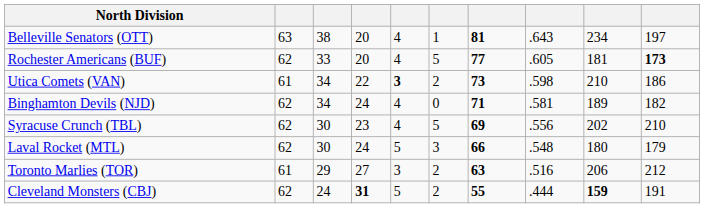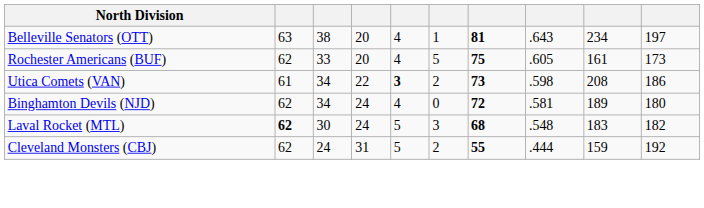(478, 59) 77 -> (478, 59) 75
(597, 59) 181 -> (597, 59) 161
(655, 59) bold -> (655, 59) normal
(597, 81) 210 -> (597, 81) 208
(478, 103) 71 -> (478, 103) 72
(655, 103) 182 -> (655, 103) 180
- row: (75, 125)
(285, 147) normal -> (285, 125) bold
(478, 147) 66 -> (478, 125) 68
(597, 147) 180 -> (597, 125) 183
(655, 147) 179 -> (655, 125) 182
- row: (73, 170)
(362, 192) bold -> (362, 147) normal
(597, 192) bold -> (597, 147) normal
(655, 192) 191 -> (655, 147) 192
